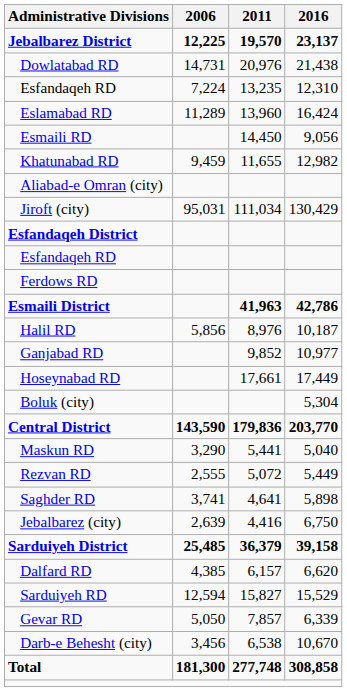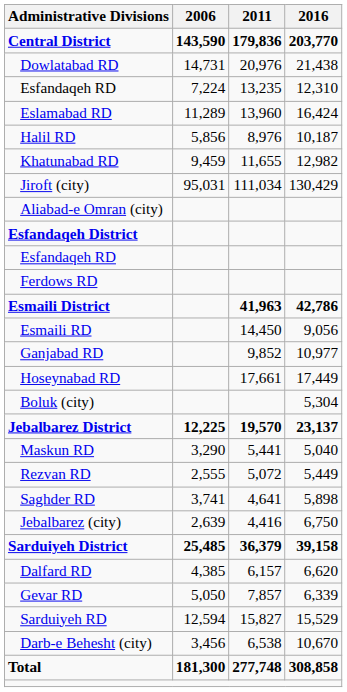rows swapped: (59, 426) <-> (70, 40)
rows swapped: (48, 329) <-> (56, 137)
rows swapped: (91, 185) <-> (55, 209)
rows swapped: (51, 619) <-> (63, 595)
